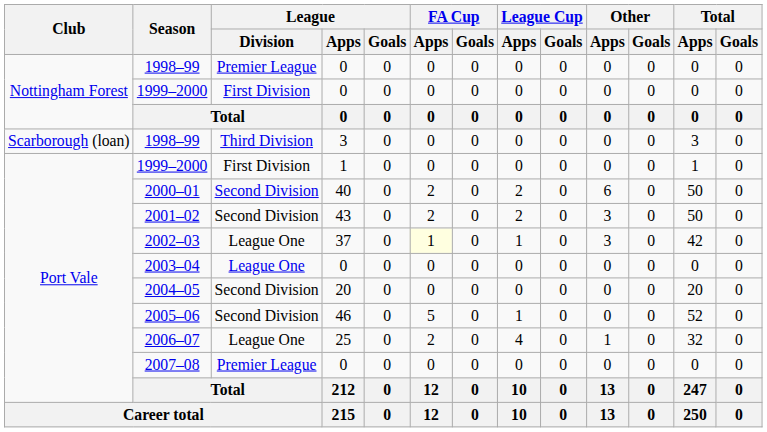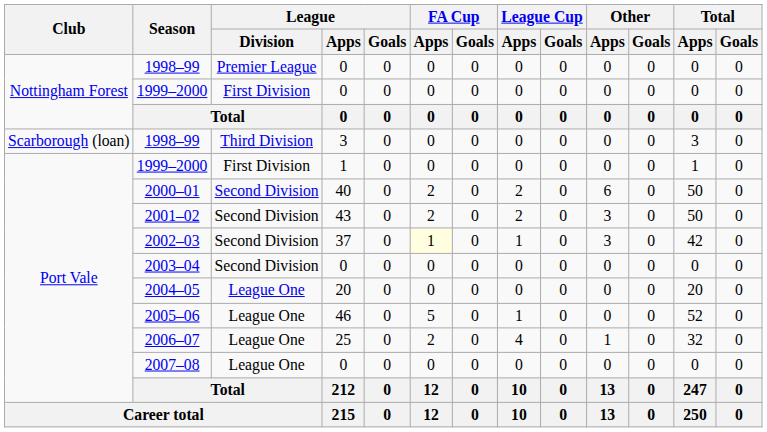(267, 240) League One -> (267, 240) Second Division
(267, 265) League One -> (267, 265) Second Division
(267, 290) Second Division -> (267, 290) League One
(267, 315) Second Division -> (267, 315) League One
(267, 365) Premier League -> (267, 365) League One
